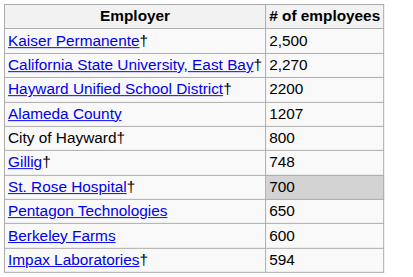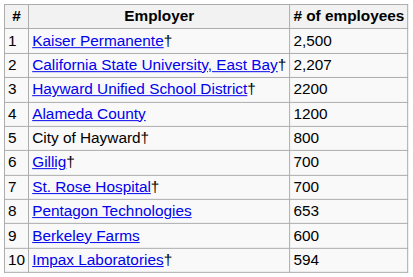+ column: (17, 16)
(288, 65) 2,270 -> (313, 65) 2,207
(286, 114) 1207 -> (310, 114) 1200
(282, 162) 748 -> (306, 162) 700
(282, 187) lightgrey background -> (306, 187) no background
(282, 211) 650 -> (306, 211) 653
